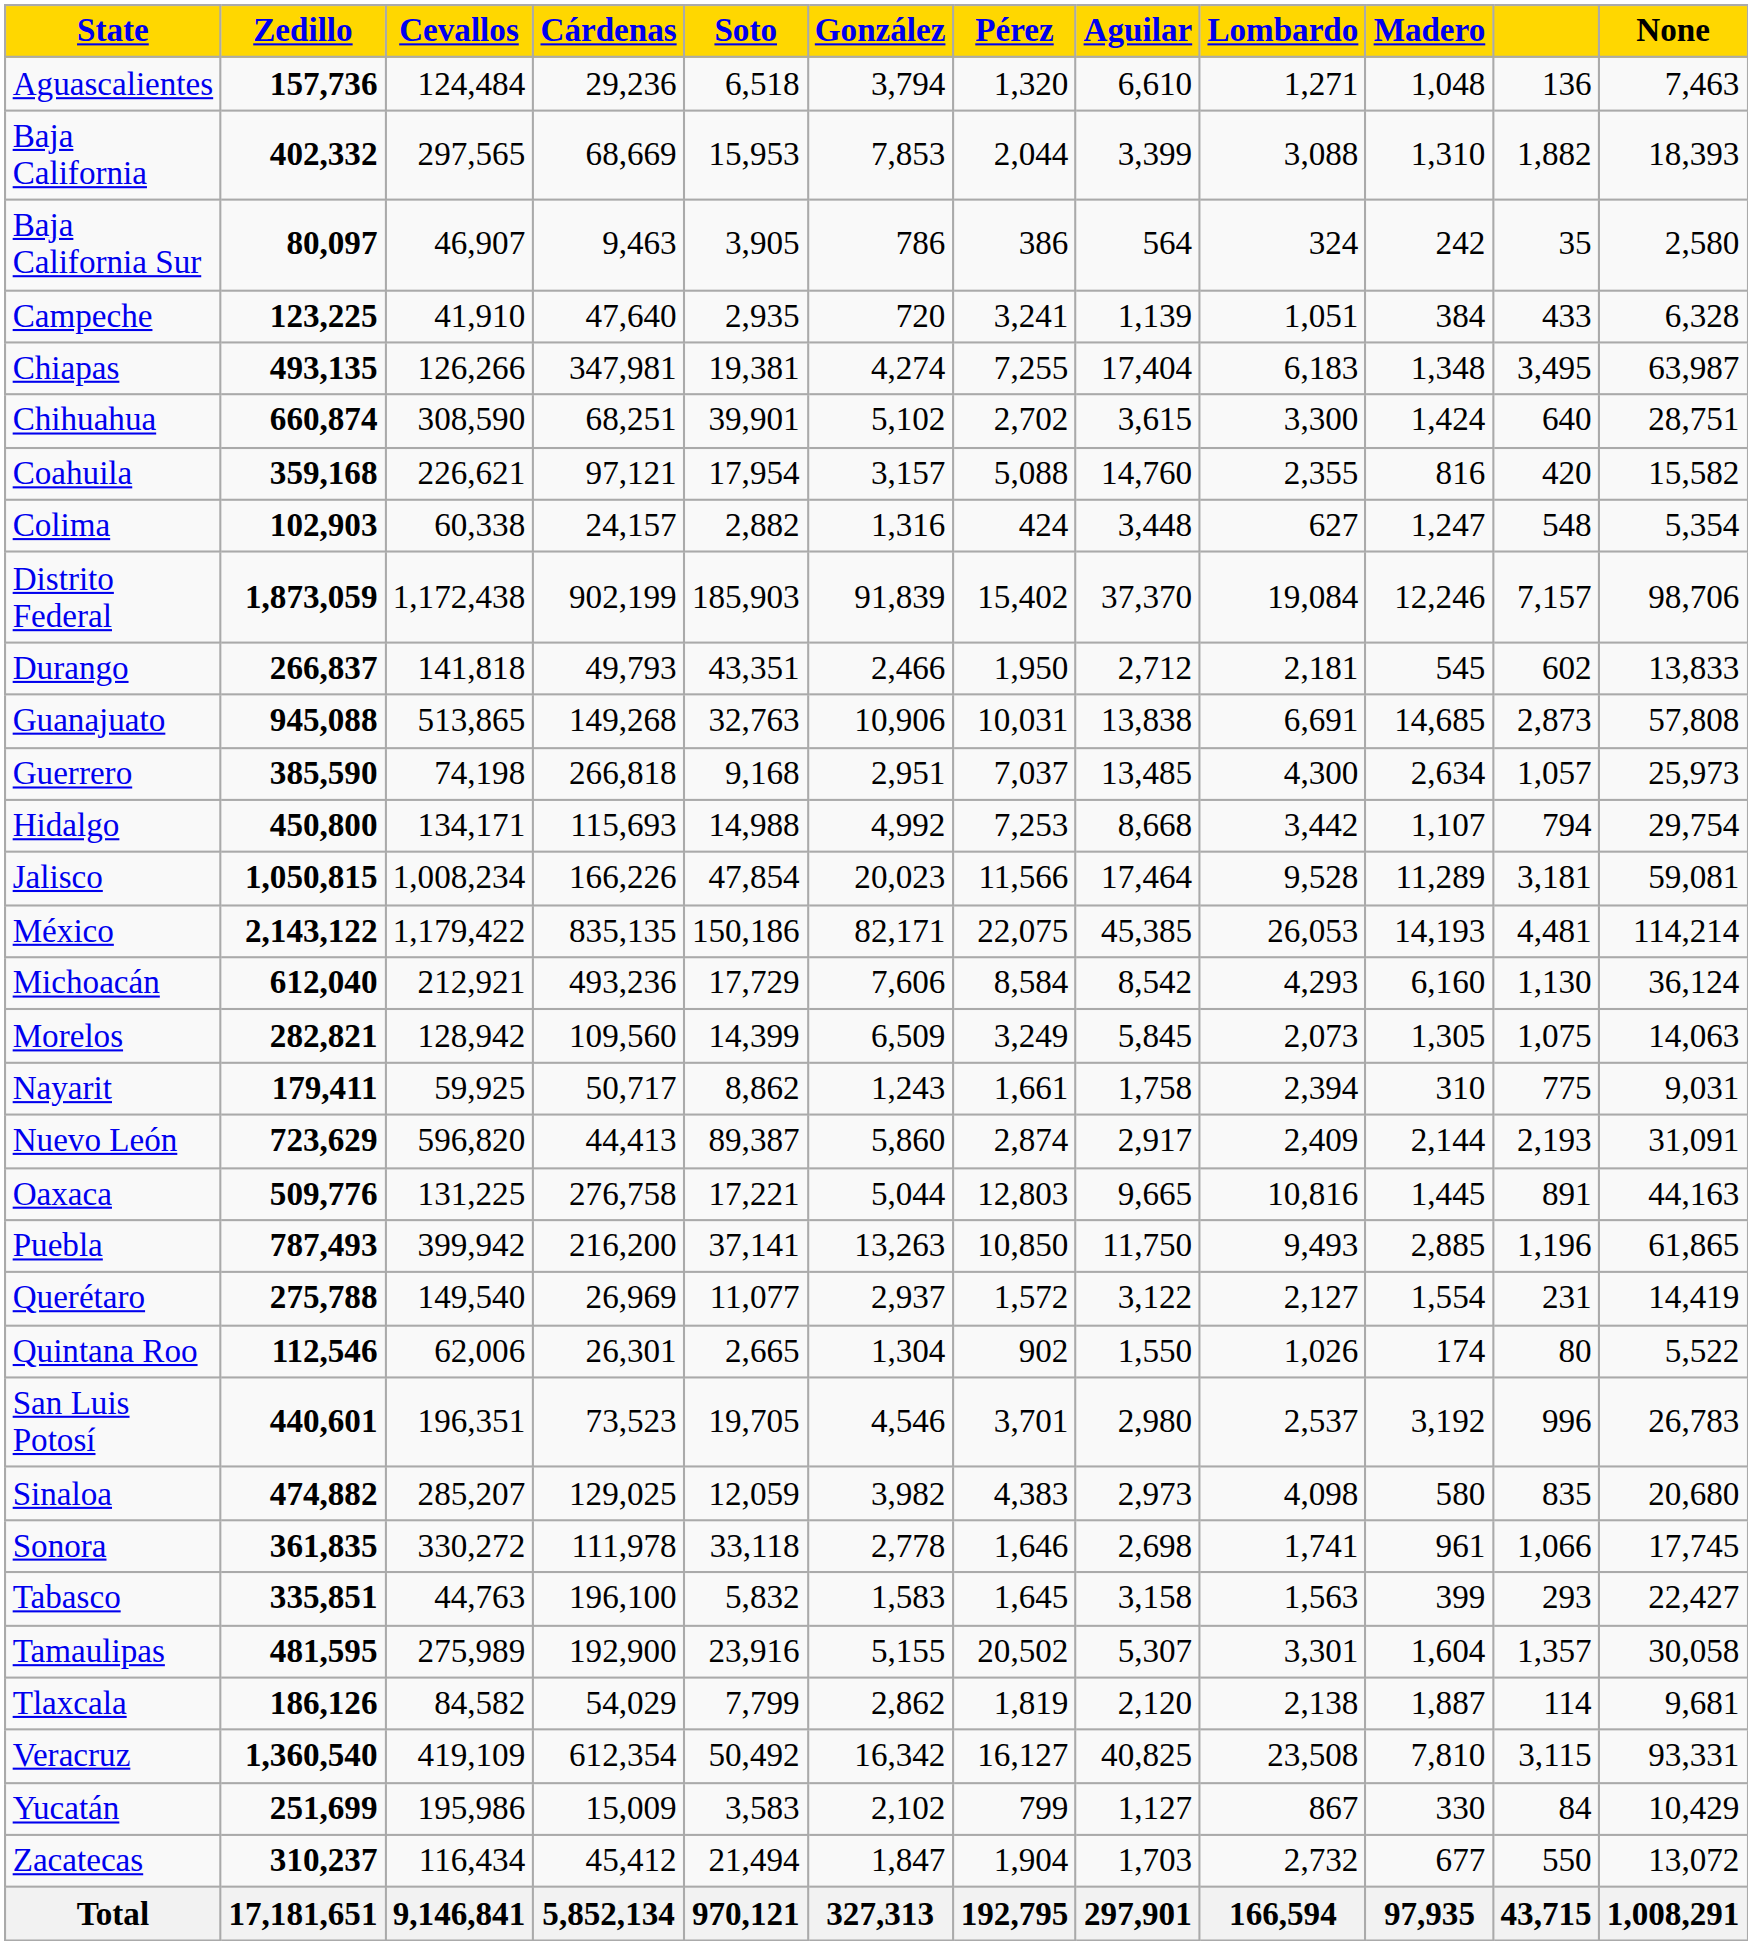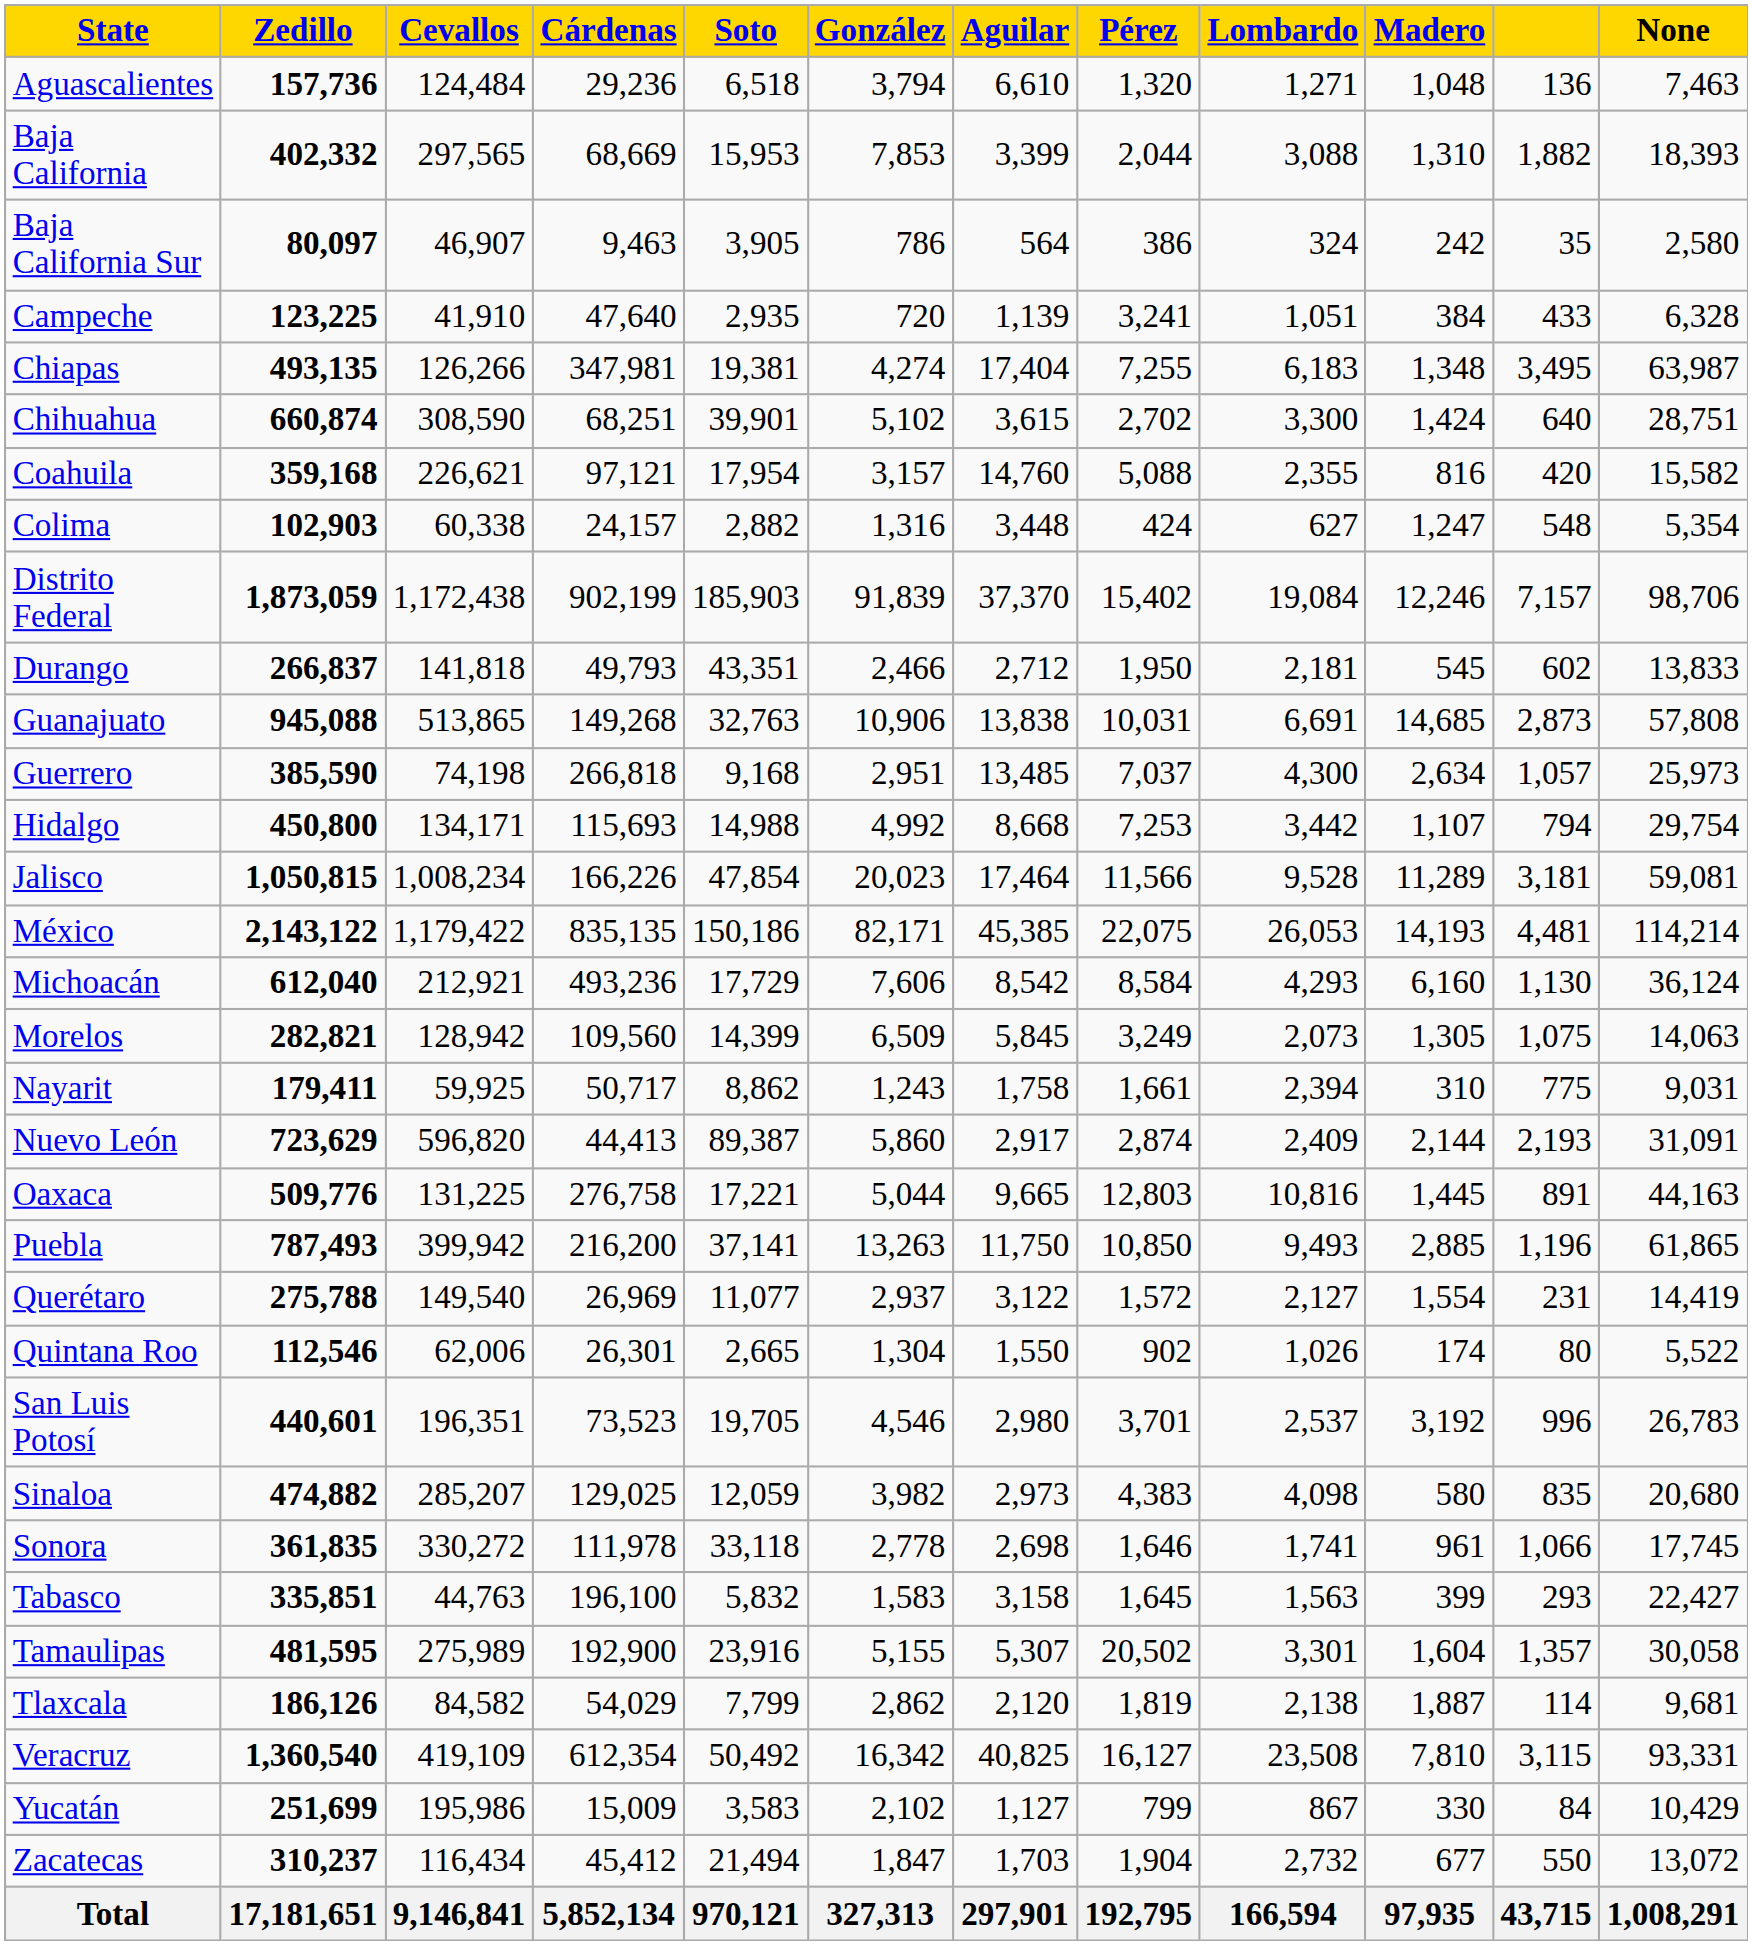columns swapped: (1138, 30) <-> (1014, 30)
